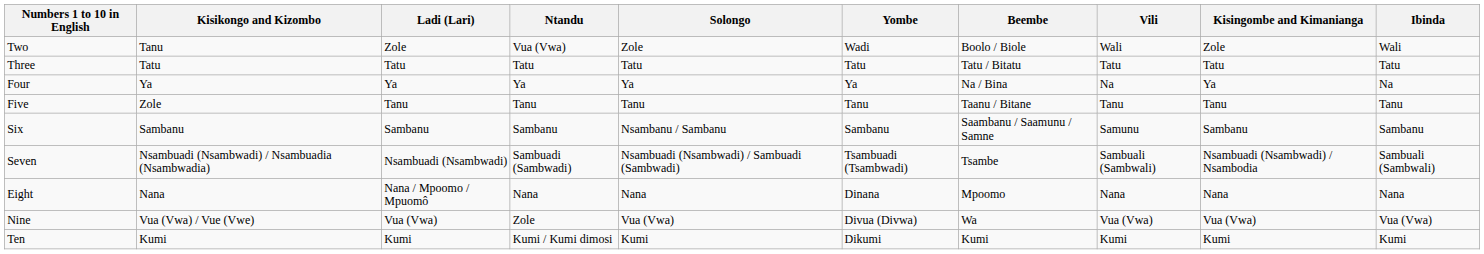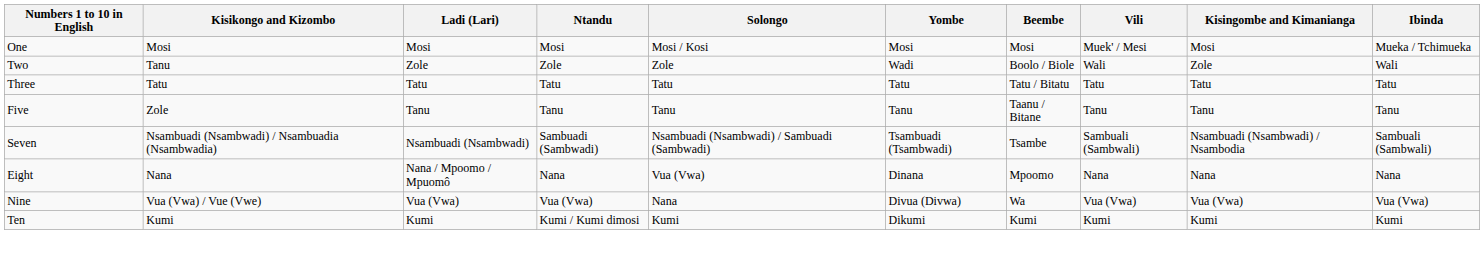+ row: (17, 46)
(539, 46) Vua (Vwa) -> (551, 65) Zole
- row: (18, 84)
- row: (15, 129)
(634, 194) Nana -> (678, 175) Vua (Vwa)
(524, 220) Zole -> (566, 201) Vua (Vwa)
(648, 220) Vua (Vwa) -> (664, 201) Nana
